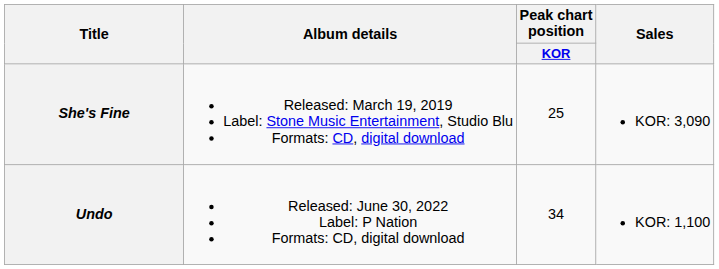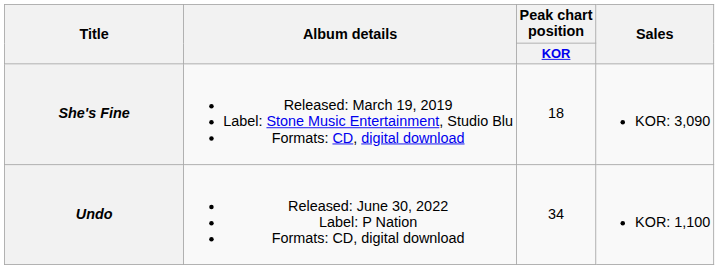(556, 114) 25 -> (556, 114) 18
